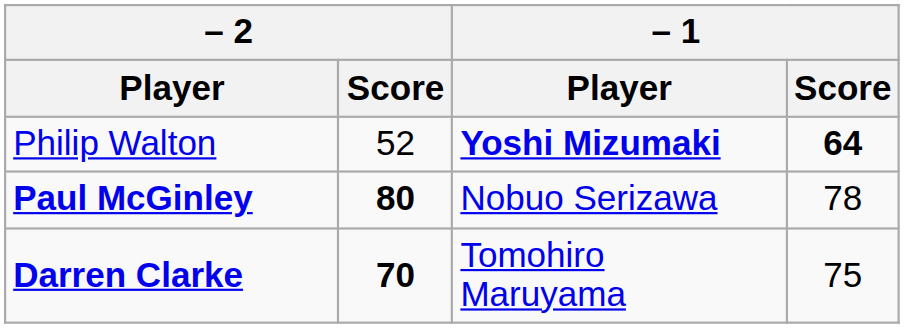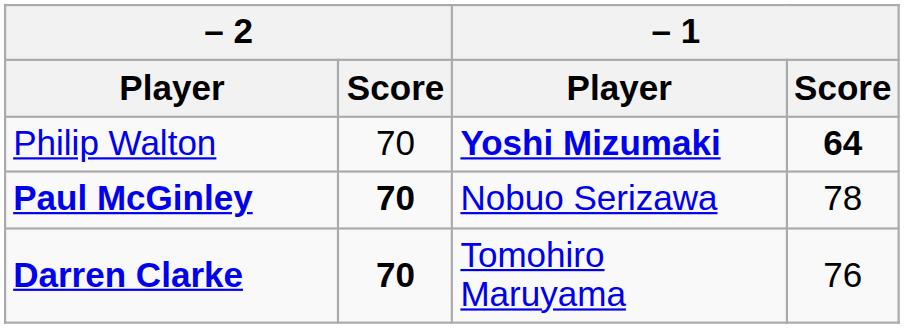(396, 143) 52 -> (396, 143) 70
(396, 198) 80 -> (396, 198) 70
(843, 274) 75 -> (843, 274) 76
